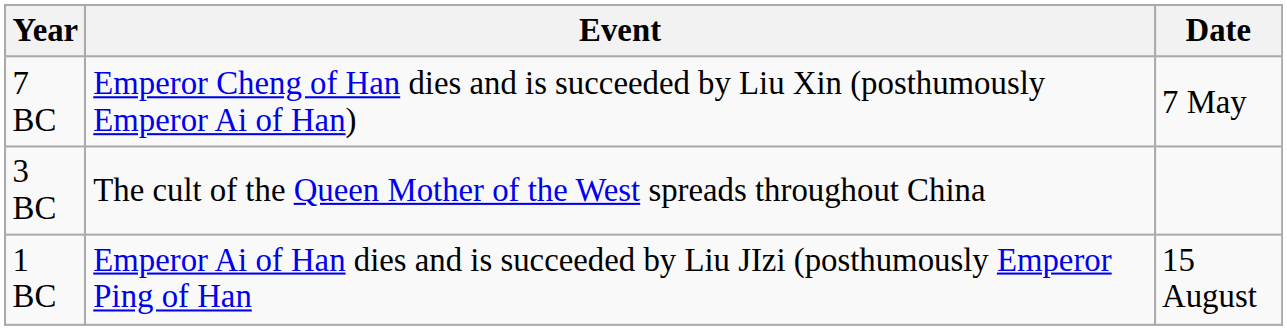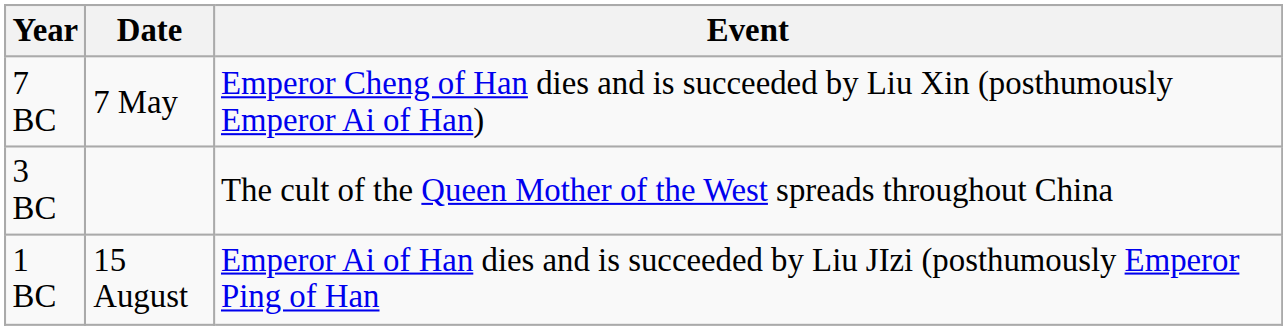columns swapped: (1218, 30) <-> (620, 30)
